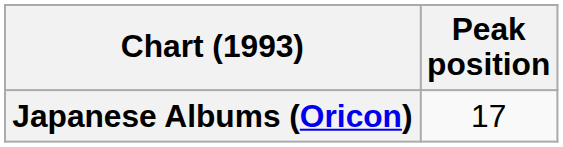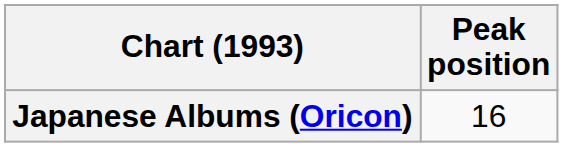(489, 115) 17 -> (489, 115) 16
